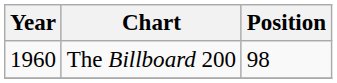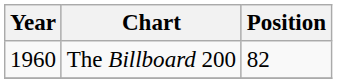(258, 59) 98 -> (258, 59) 82
